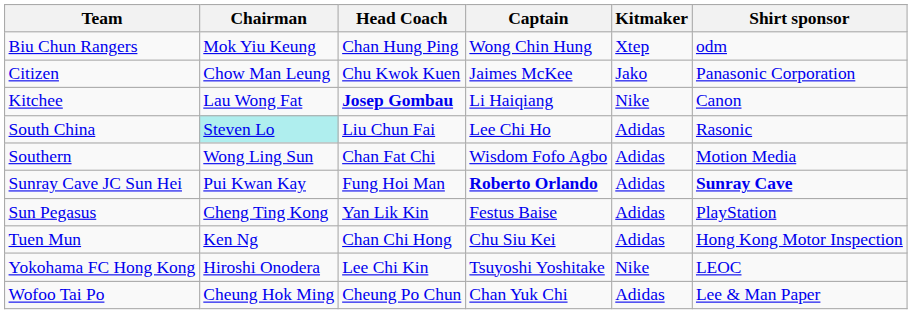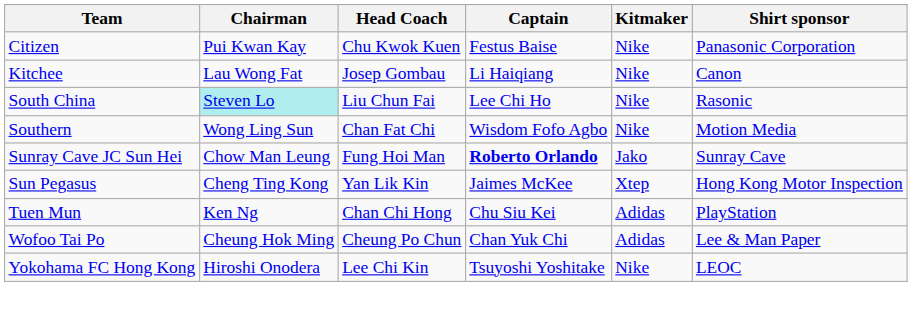- row: (73, 45)
(267, 73) Chow Man Leung -> (255, 45) Pui Kwan Kay
(521, 73) Jaimes McKee -> (513, 45) Festus Baise
(631, 73) Jako -> (632, 45) Nike
(398, 101) bold -> (394, 73) normal
(640, 128) Adidas -> (632, 101) Nike
(640, 156) Adidas -> (632, 128) Nike
(255, 184) Pui Kwan Kay -> (267, 156) Chow Man Leung
(640, 184) Adidas -> (631, 156) Jako
(744, 184) bold -> (741, 156) normal
(513, 211) Festus Baise -> (521, 184) Jaimes McKee
(640, 211) Adidas -> (632, 184) Xtep
(736, 211) PlayStation -> (799, 184) Hong Kong Motor Inspection
(799, 239) Hong Kong Motor Inspection -> (736, 211) PlayStation
rows swapped: (57, 294) <-> (102, 267)
